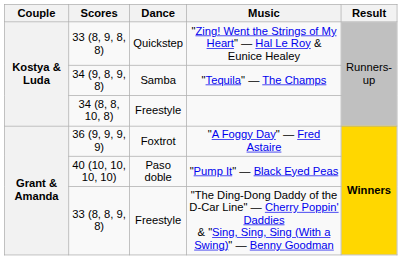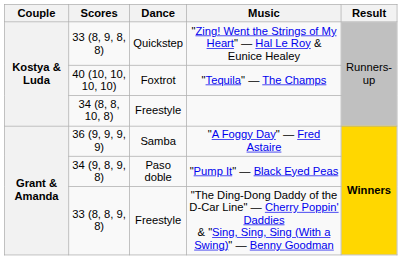(99, 80) 34 (9, 8, 9, 8) -> (99, 80) 40 (10, 10, 10, 10)
(158, 80) Samba -> (158, 80) Foxtrot
(158, 141) Foxtrot -> (158, 141) Samba
(99, 171) 40 (10, 10, 10, 10) -> (99, 171) 34 (9, 8, 9, 8)
